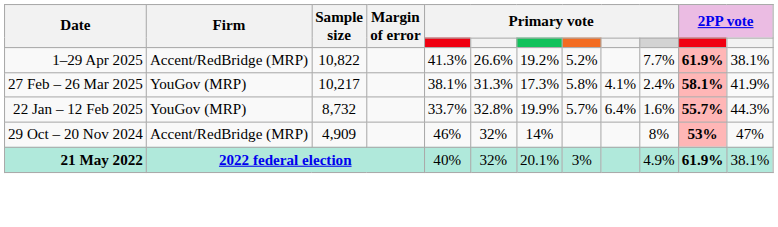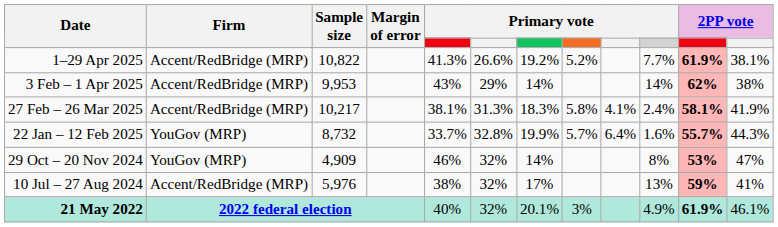+ row: (84, 85)
(198, 85) YouGov (MRP) -> (229, 110) Accent/RedBridge (MRP)
(539, 85) 17.3% -> (539, 110) 18.3%
(229, 134) Accent/RedBridge (MRP) -> (198, 159) YouGov (MRP)
+ row: (78, 184)
(750, 159) 38.1% -> (750, 209) 46.1%
